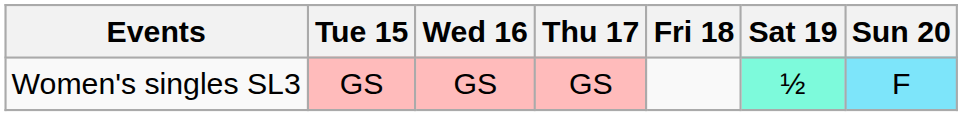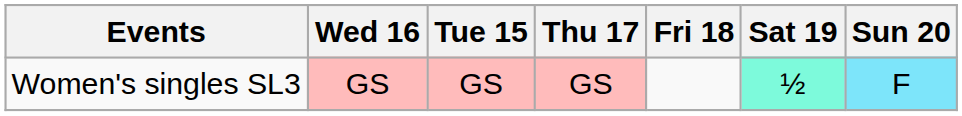columns swapped: (362, 31) <-> (475, 31)
